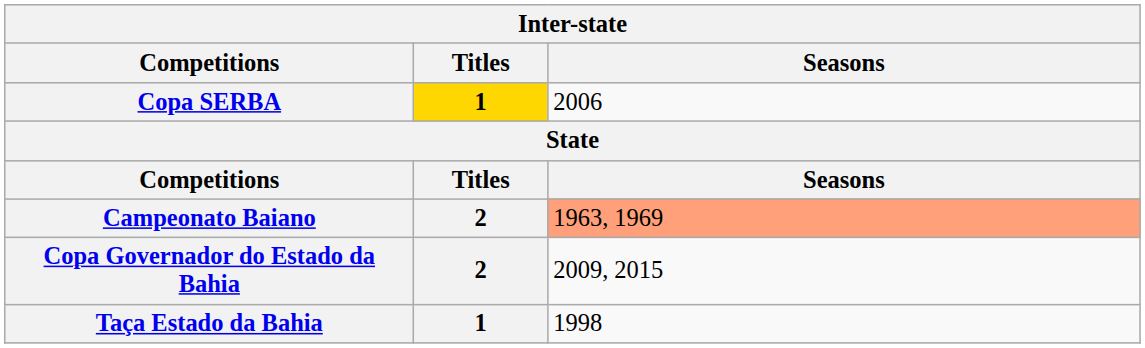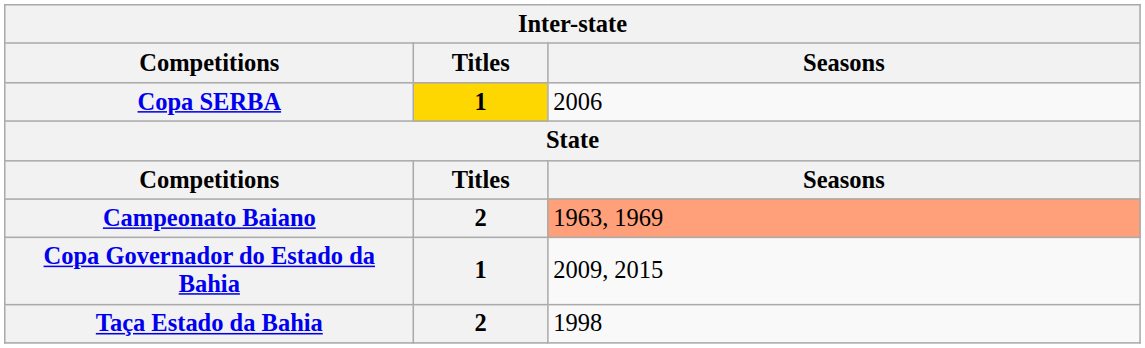(481, 270) 2 -> (481, 270) 1
(481, 323) 1 -> (481, 323) 2
